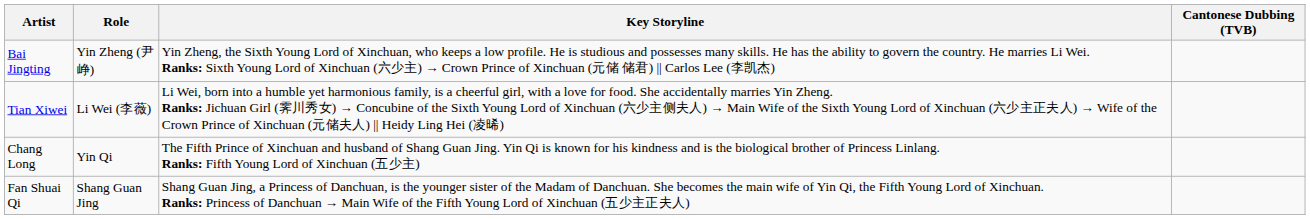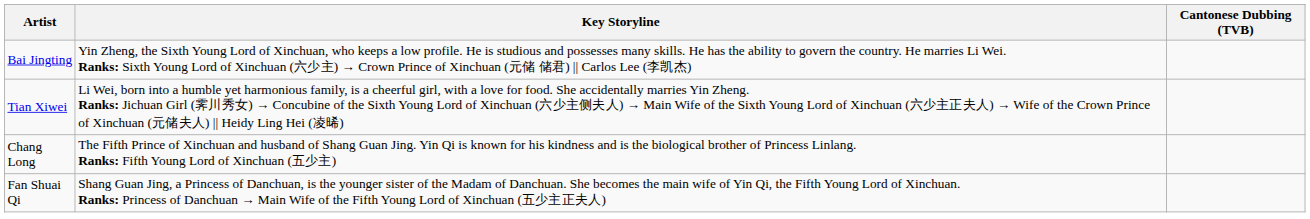- column: (116, 22)
